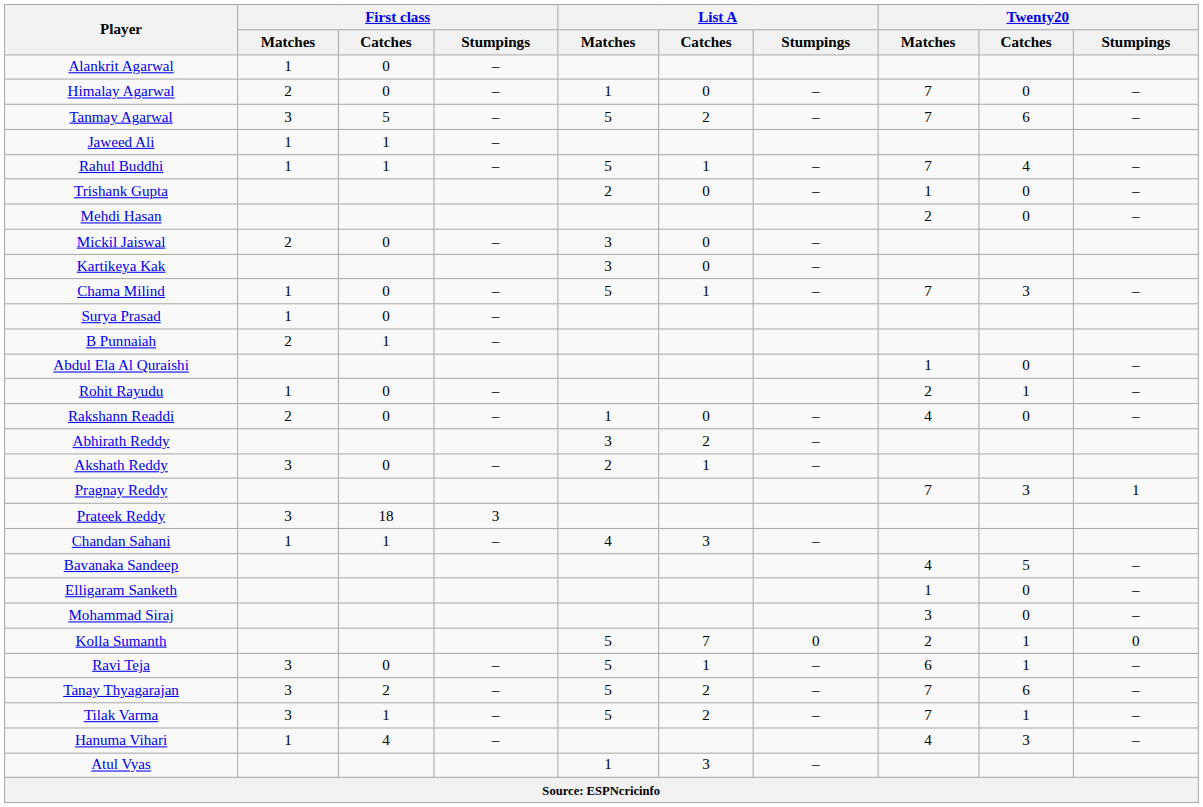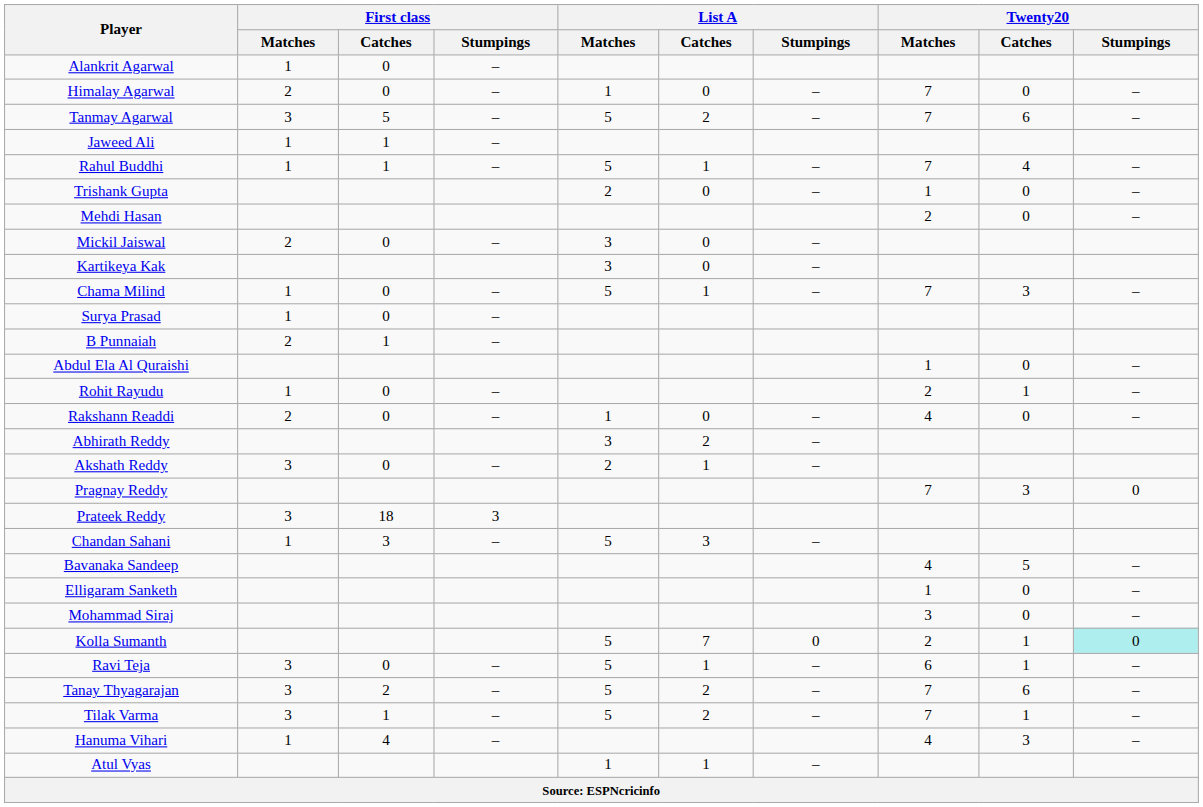(1136, 491) 1 -> (1136, 491) 0
(386, 541) 1 -> (386, 541) 3
(608, 541) 4 -> (608, 541) 5
(1136, 640) no background -> (1136, 640) paleturquoise background
(706, 765) 3 -> (706, 765) 1
